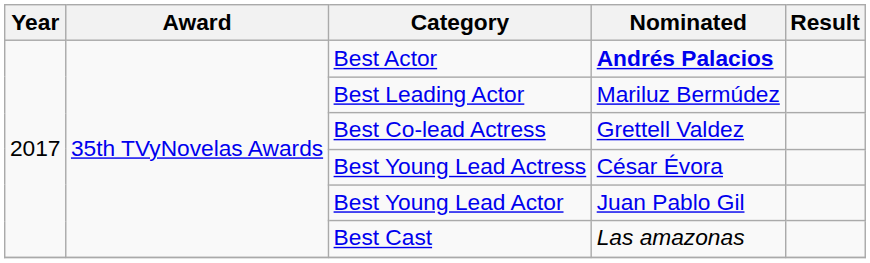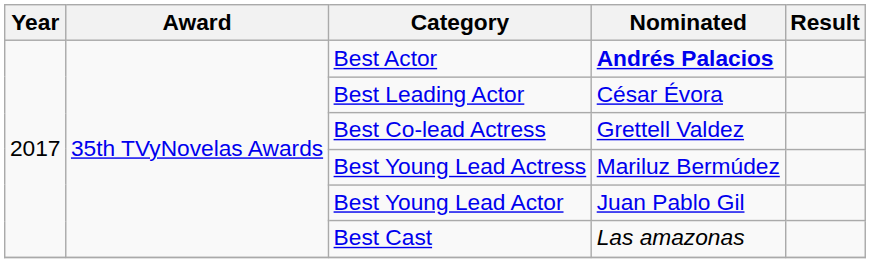(688, 94) Mariluz Bermúdez -> (660, 94) César Évora
(660, 166) César Évora -> (688, 166) Mariluz Bermúdez
